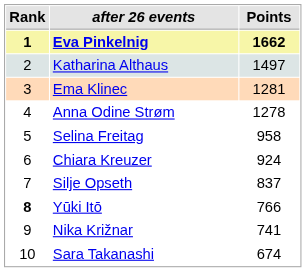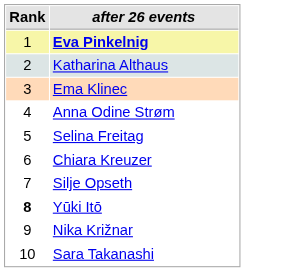- column: (269, 17)
(27, 42) bold -> (27, 42) normal
